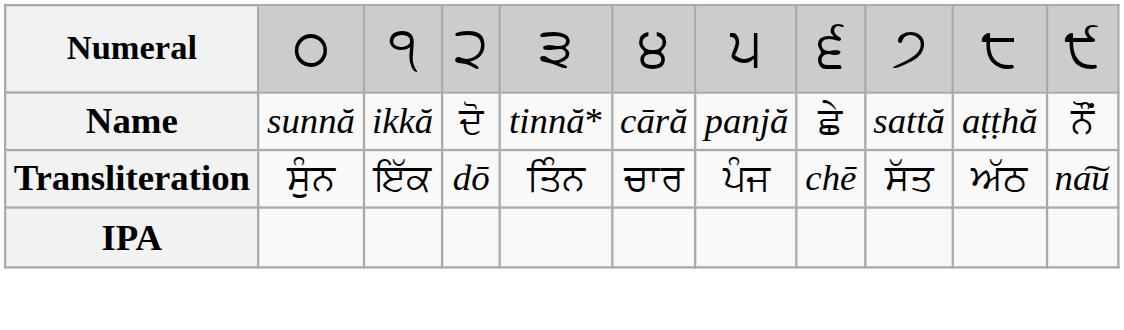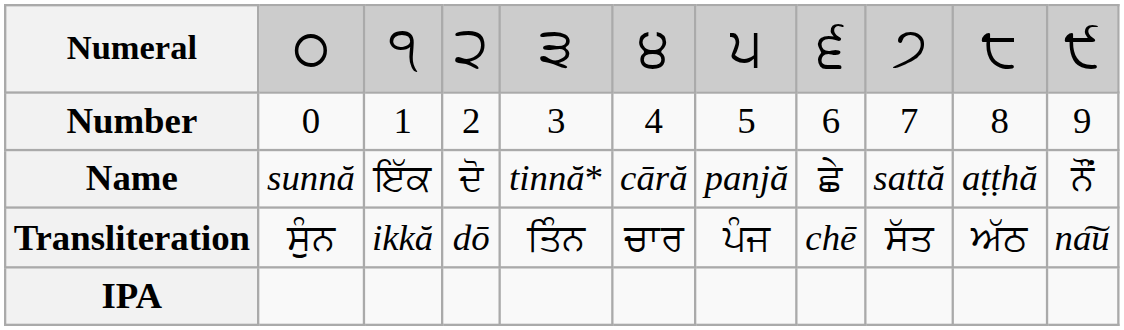+ row: (132, 120)
(403, 120) ikkă -> (403, 178) ਇੱਕ
(403, 178) ਇੱਕ -> (403, 236) ikkă
